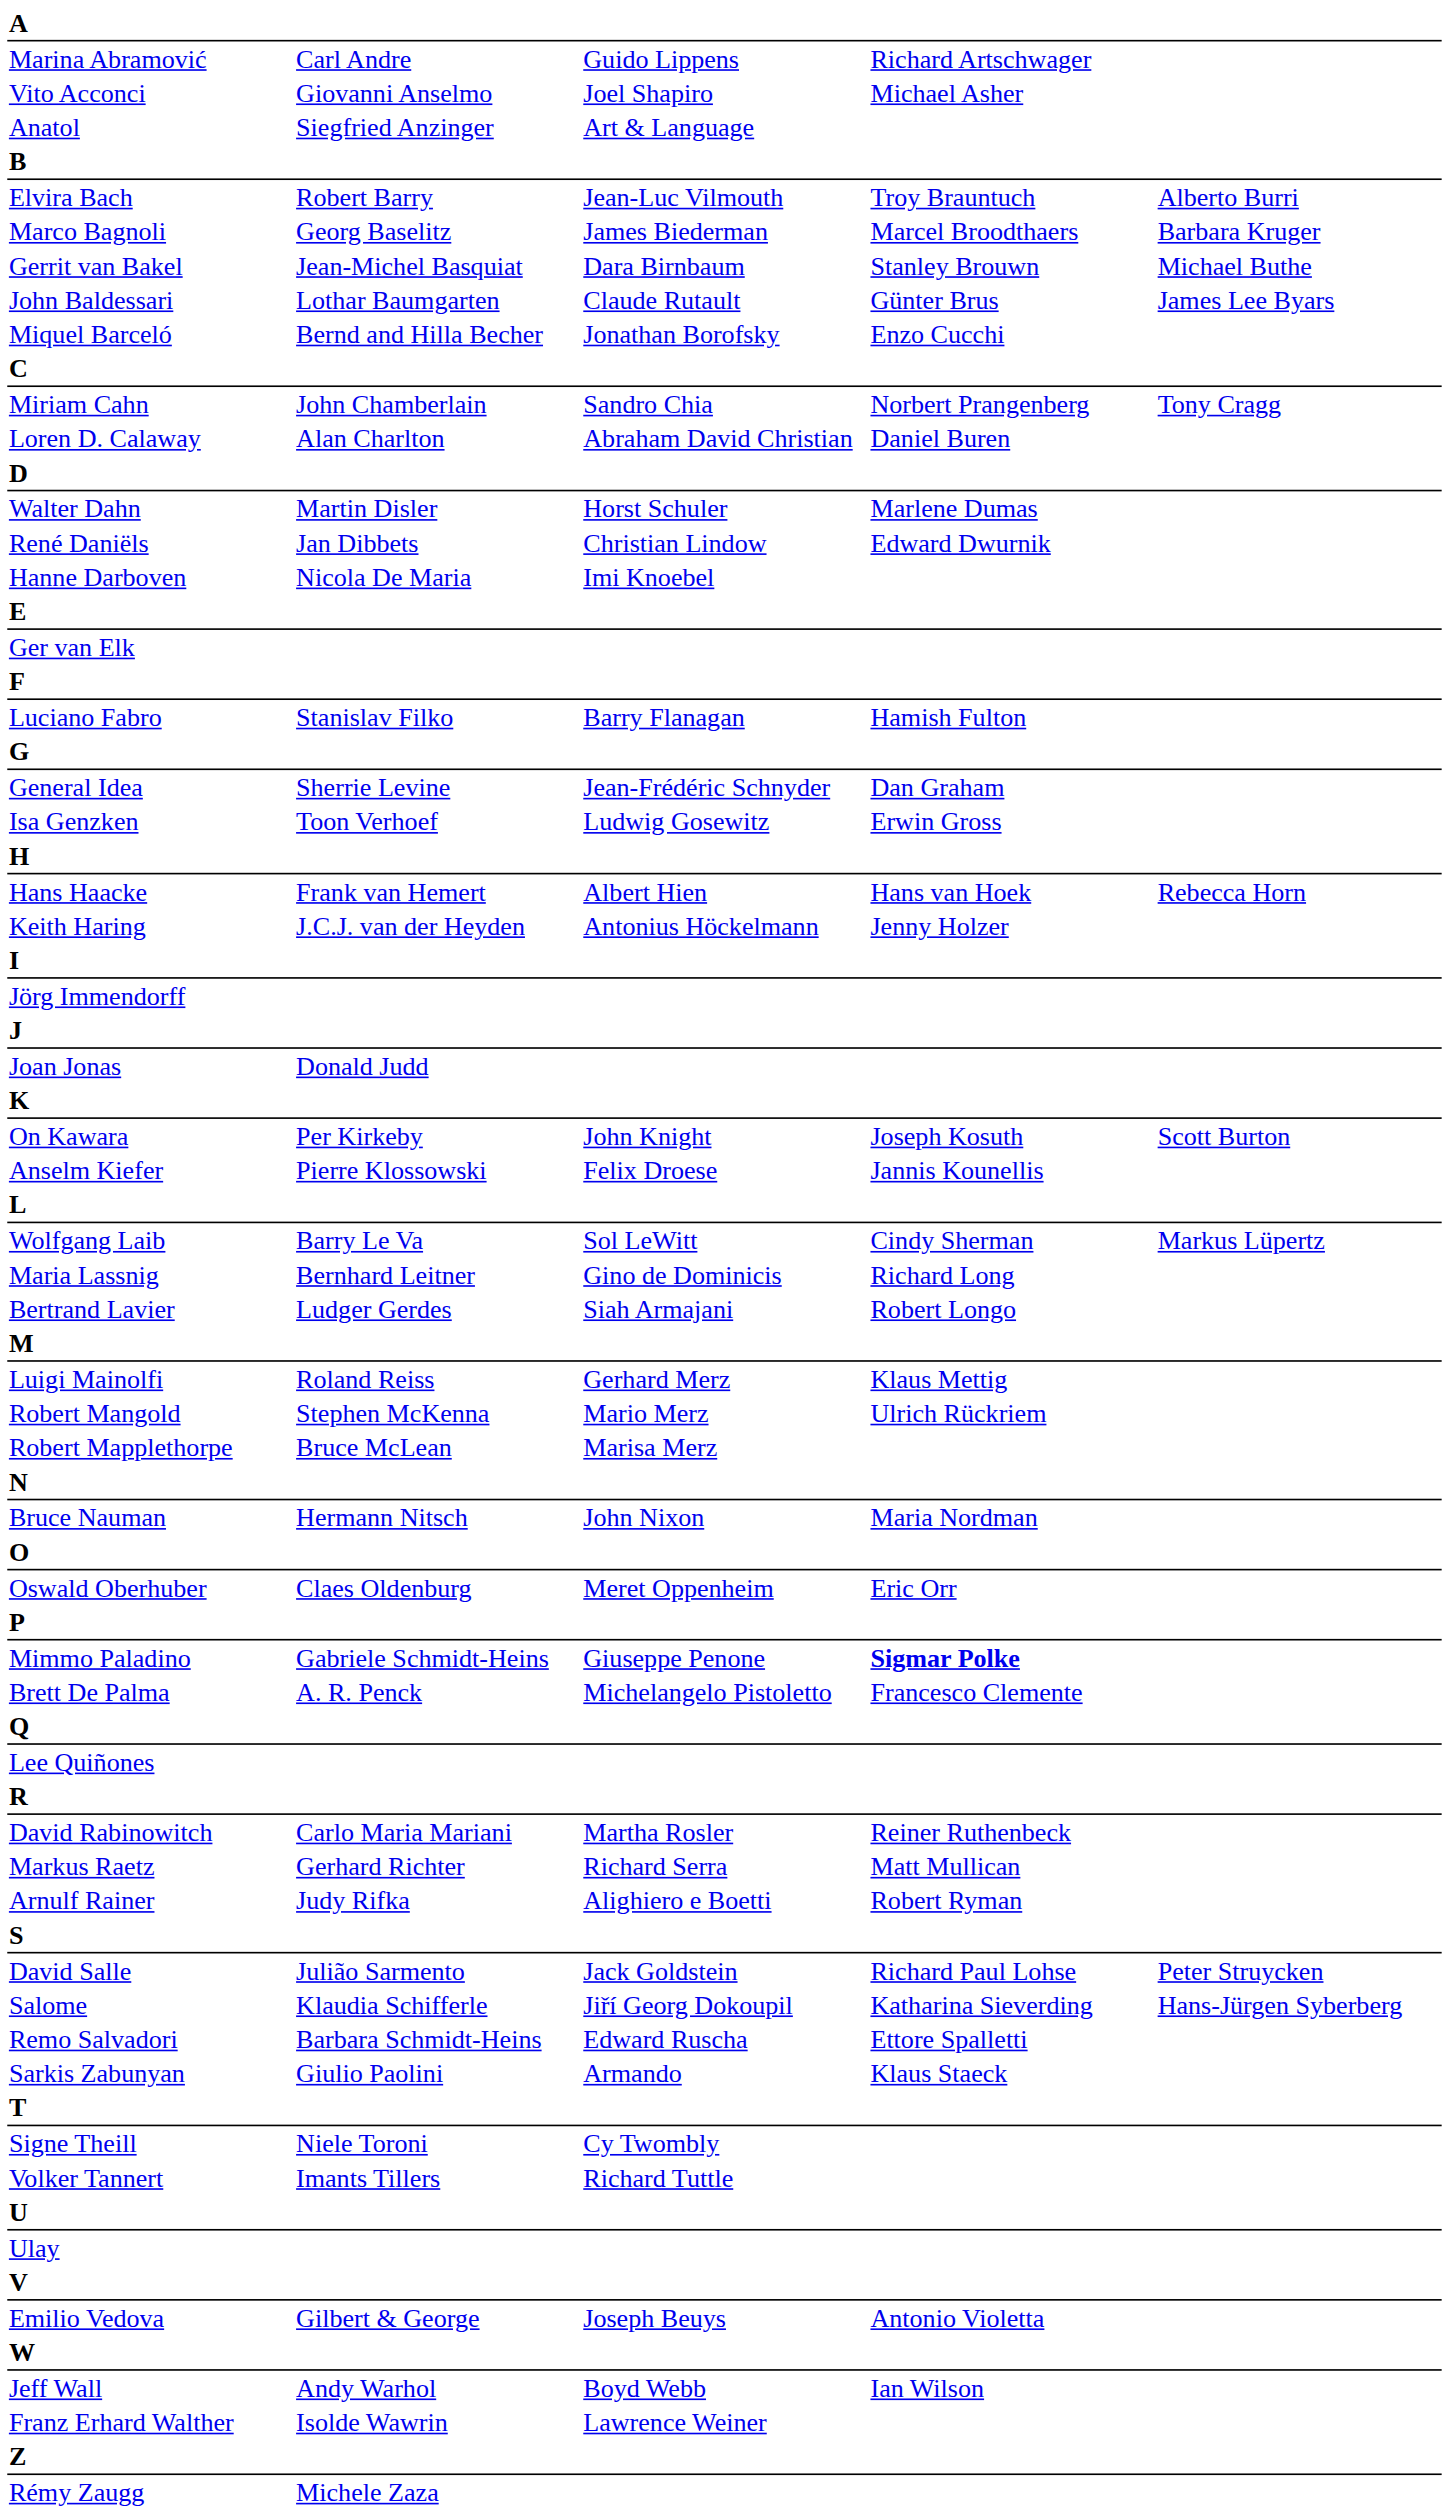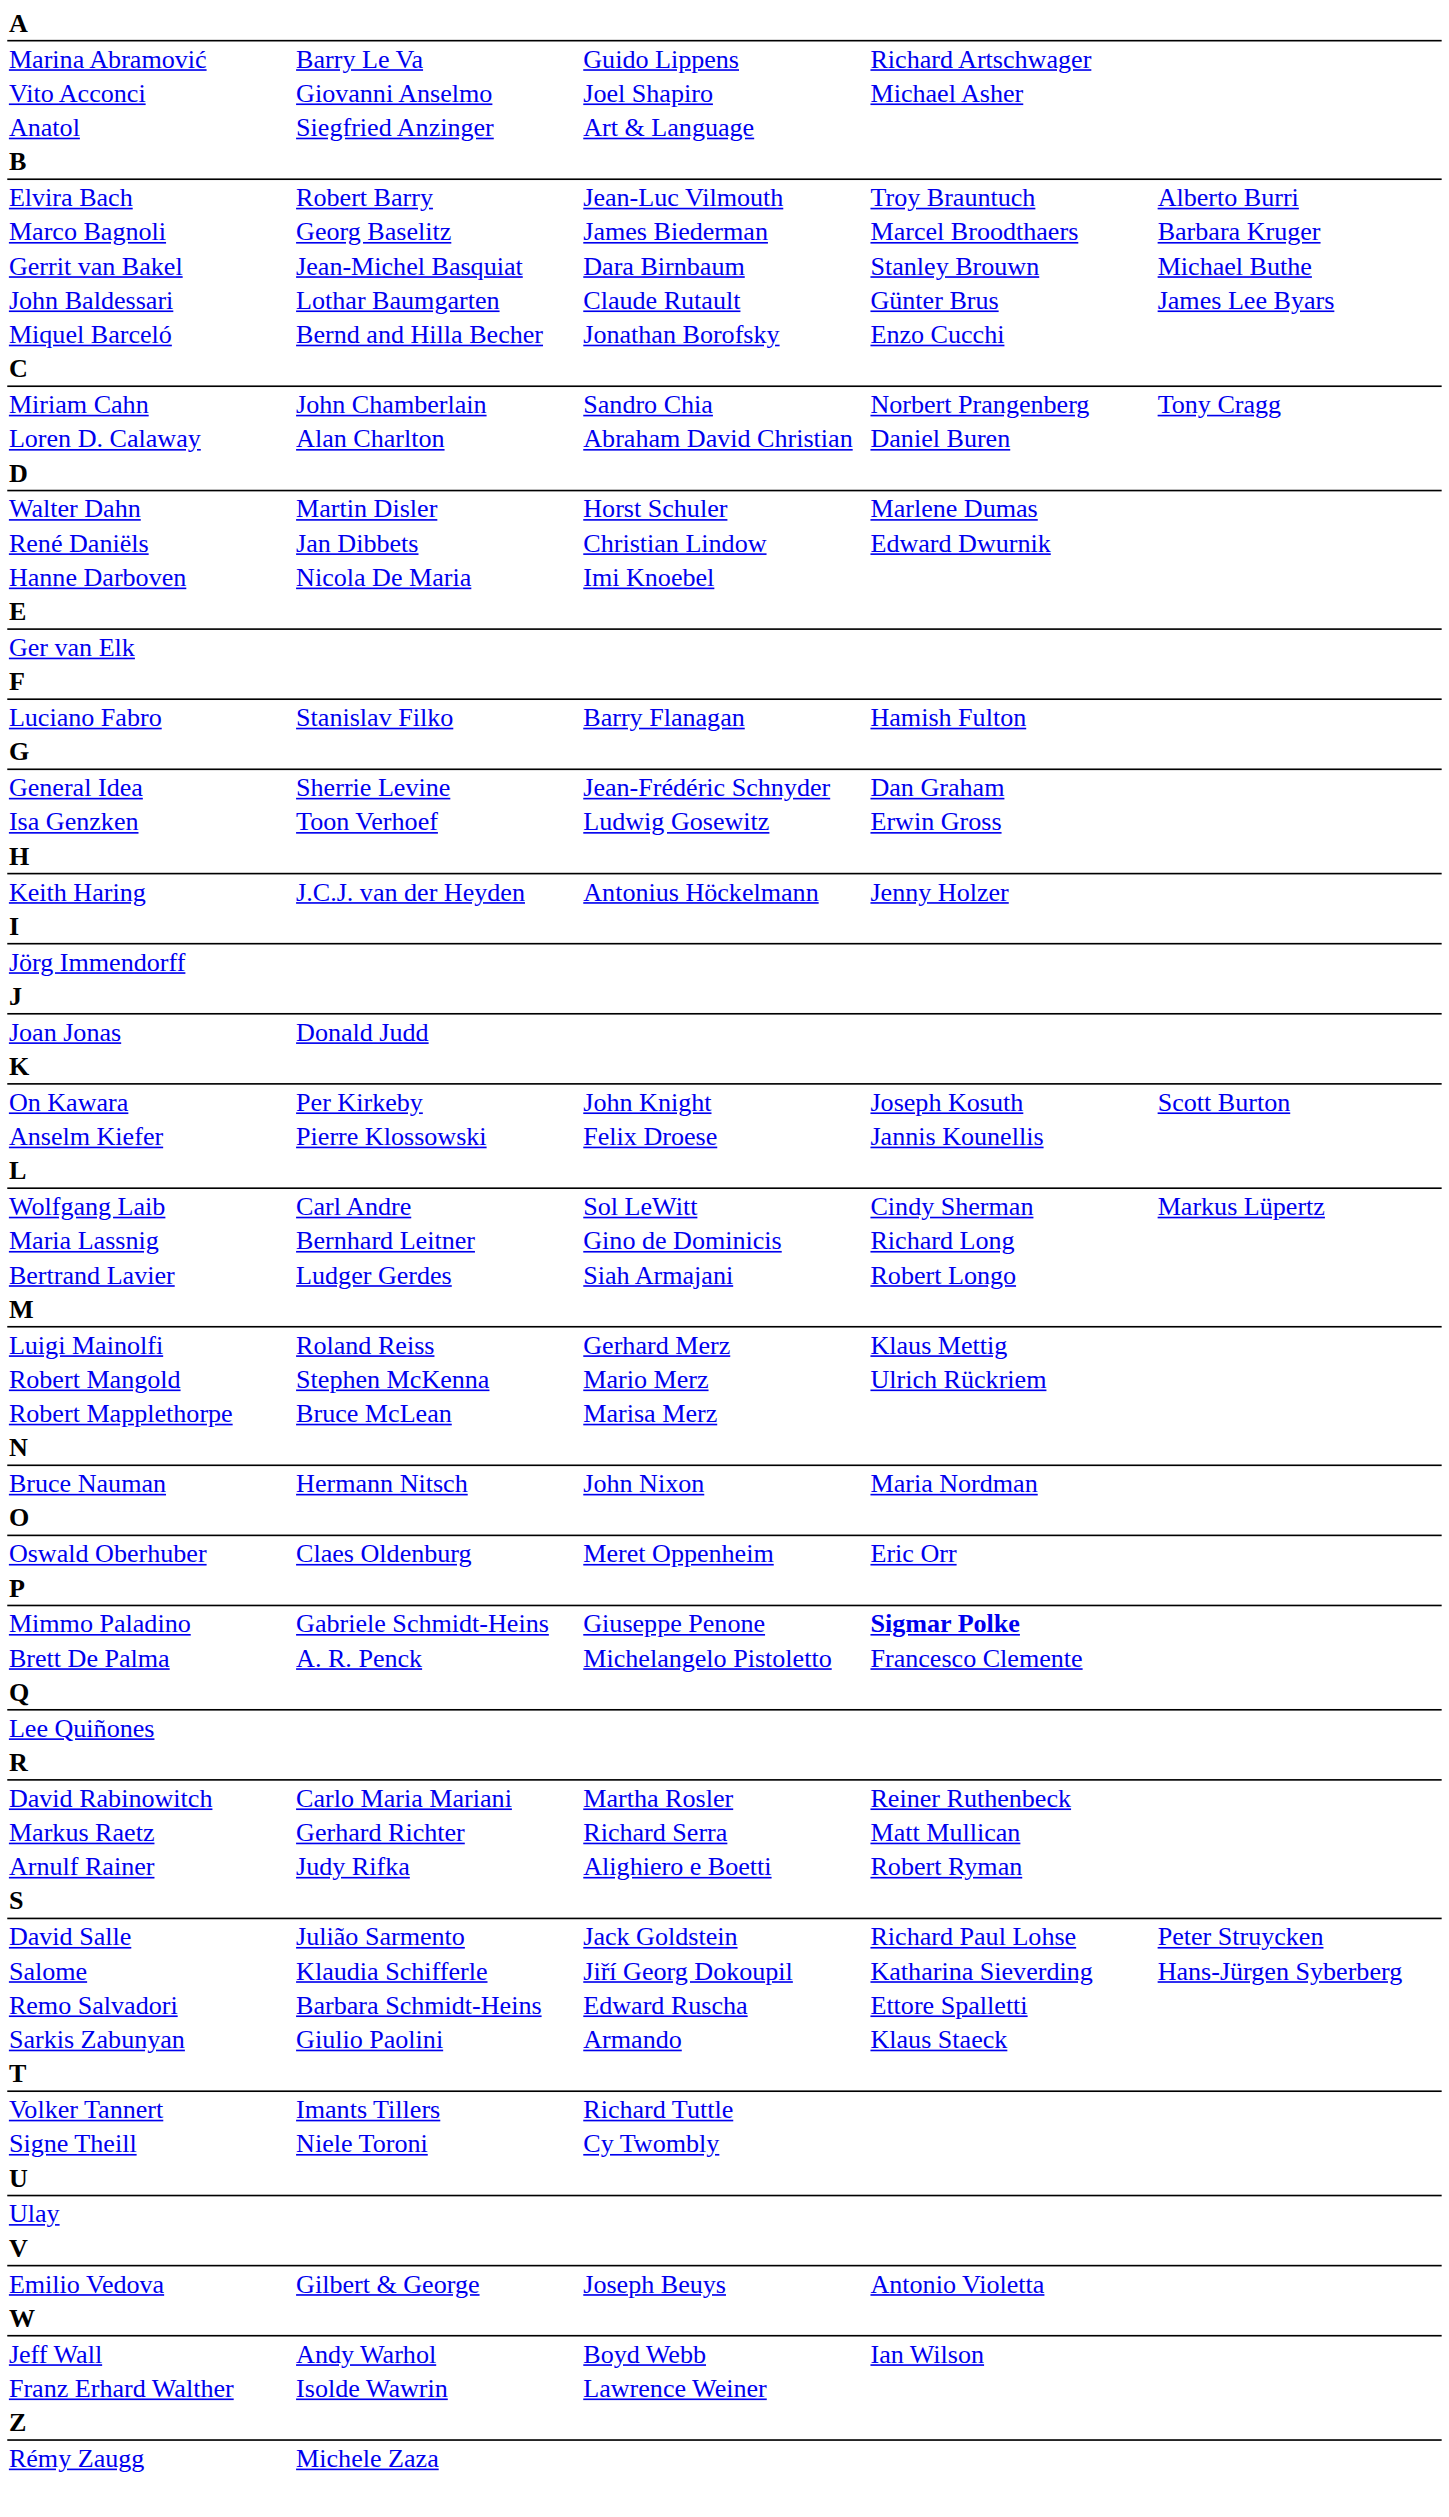(354, 59) Carl Andre -> (360, 59) Barry Le Va
- row: (78, 892)
(360, 1240) Barry Le Va -> (354, 1206) Carl Andre
rows swapped: (86, 2178) <-> (73, 2143)
